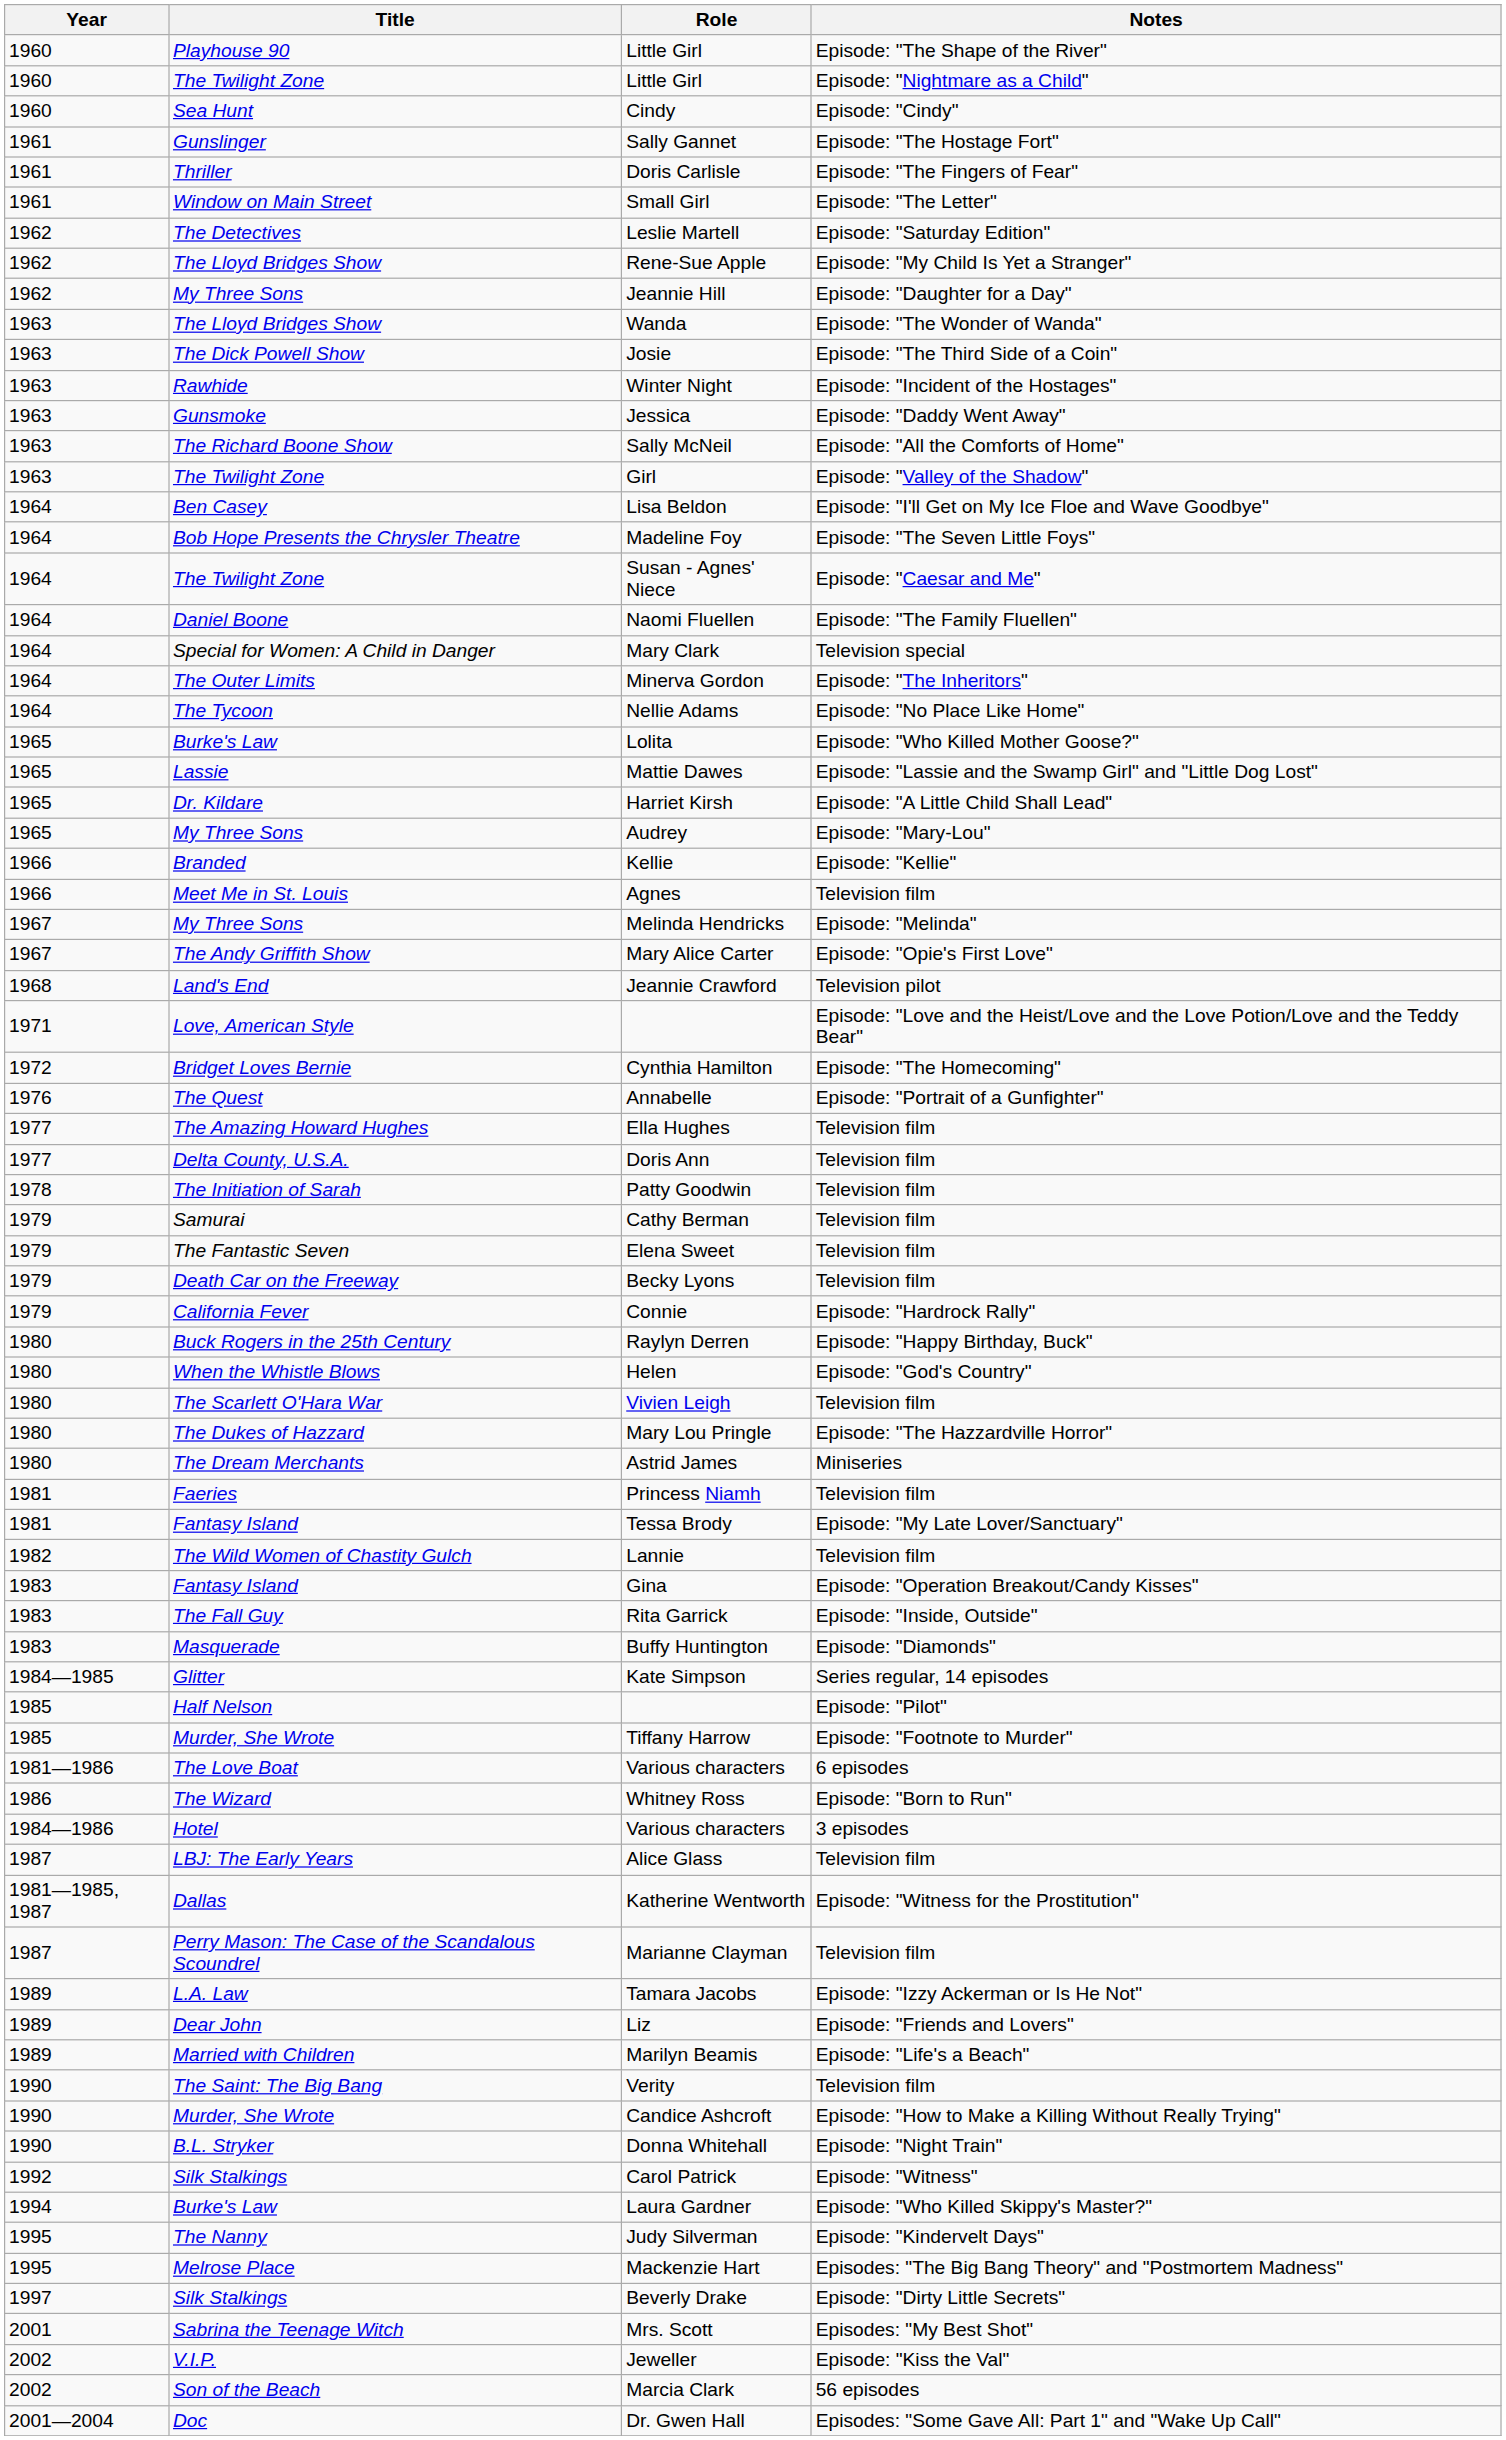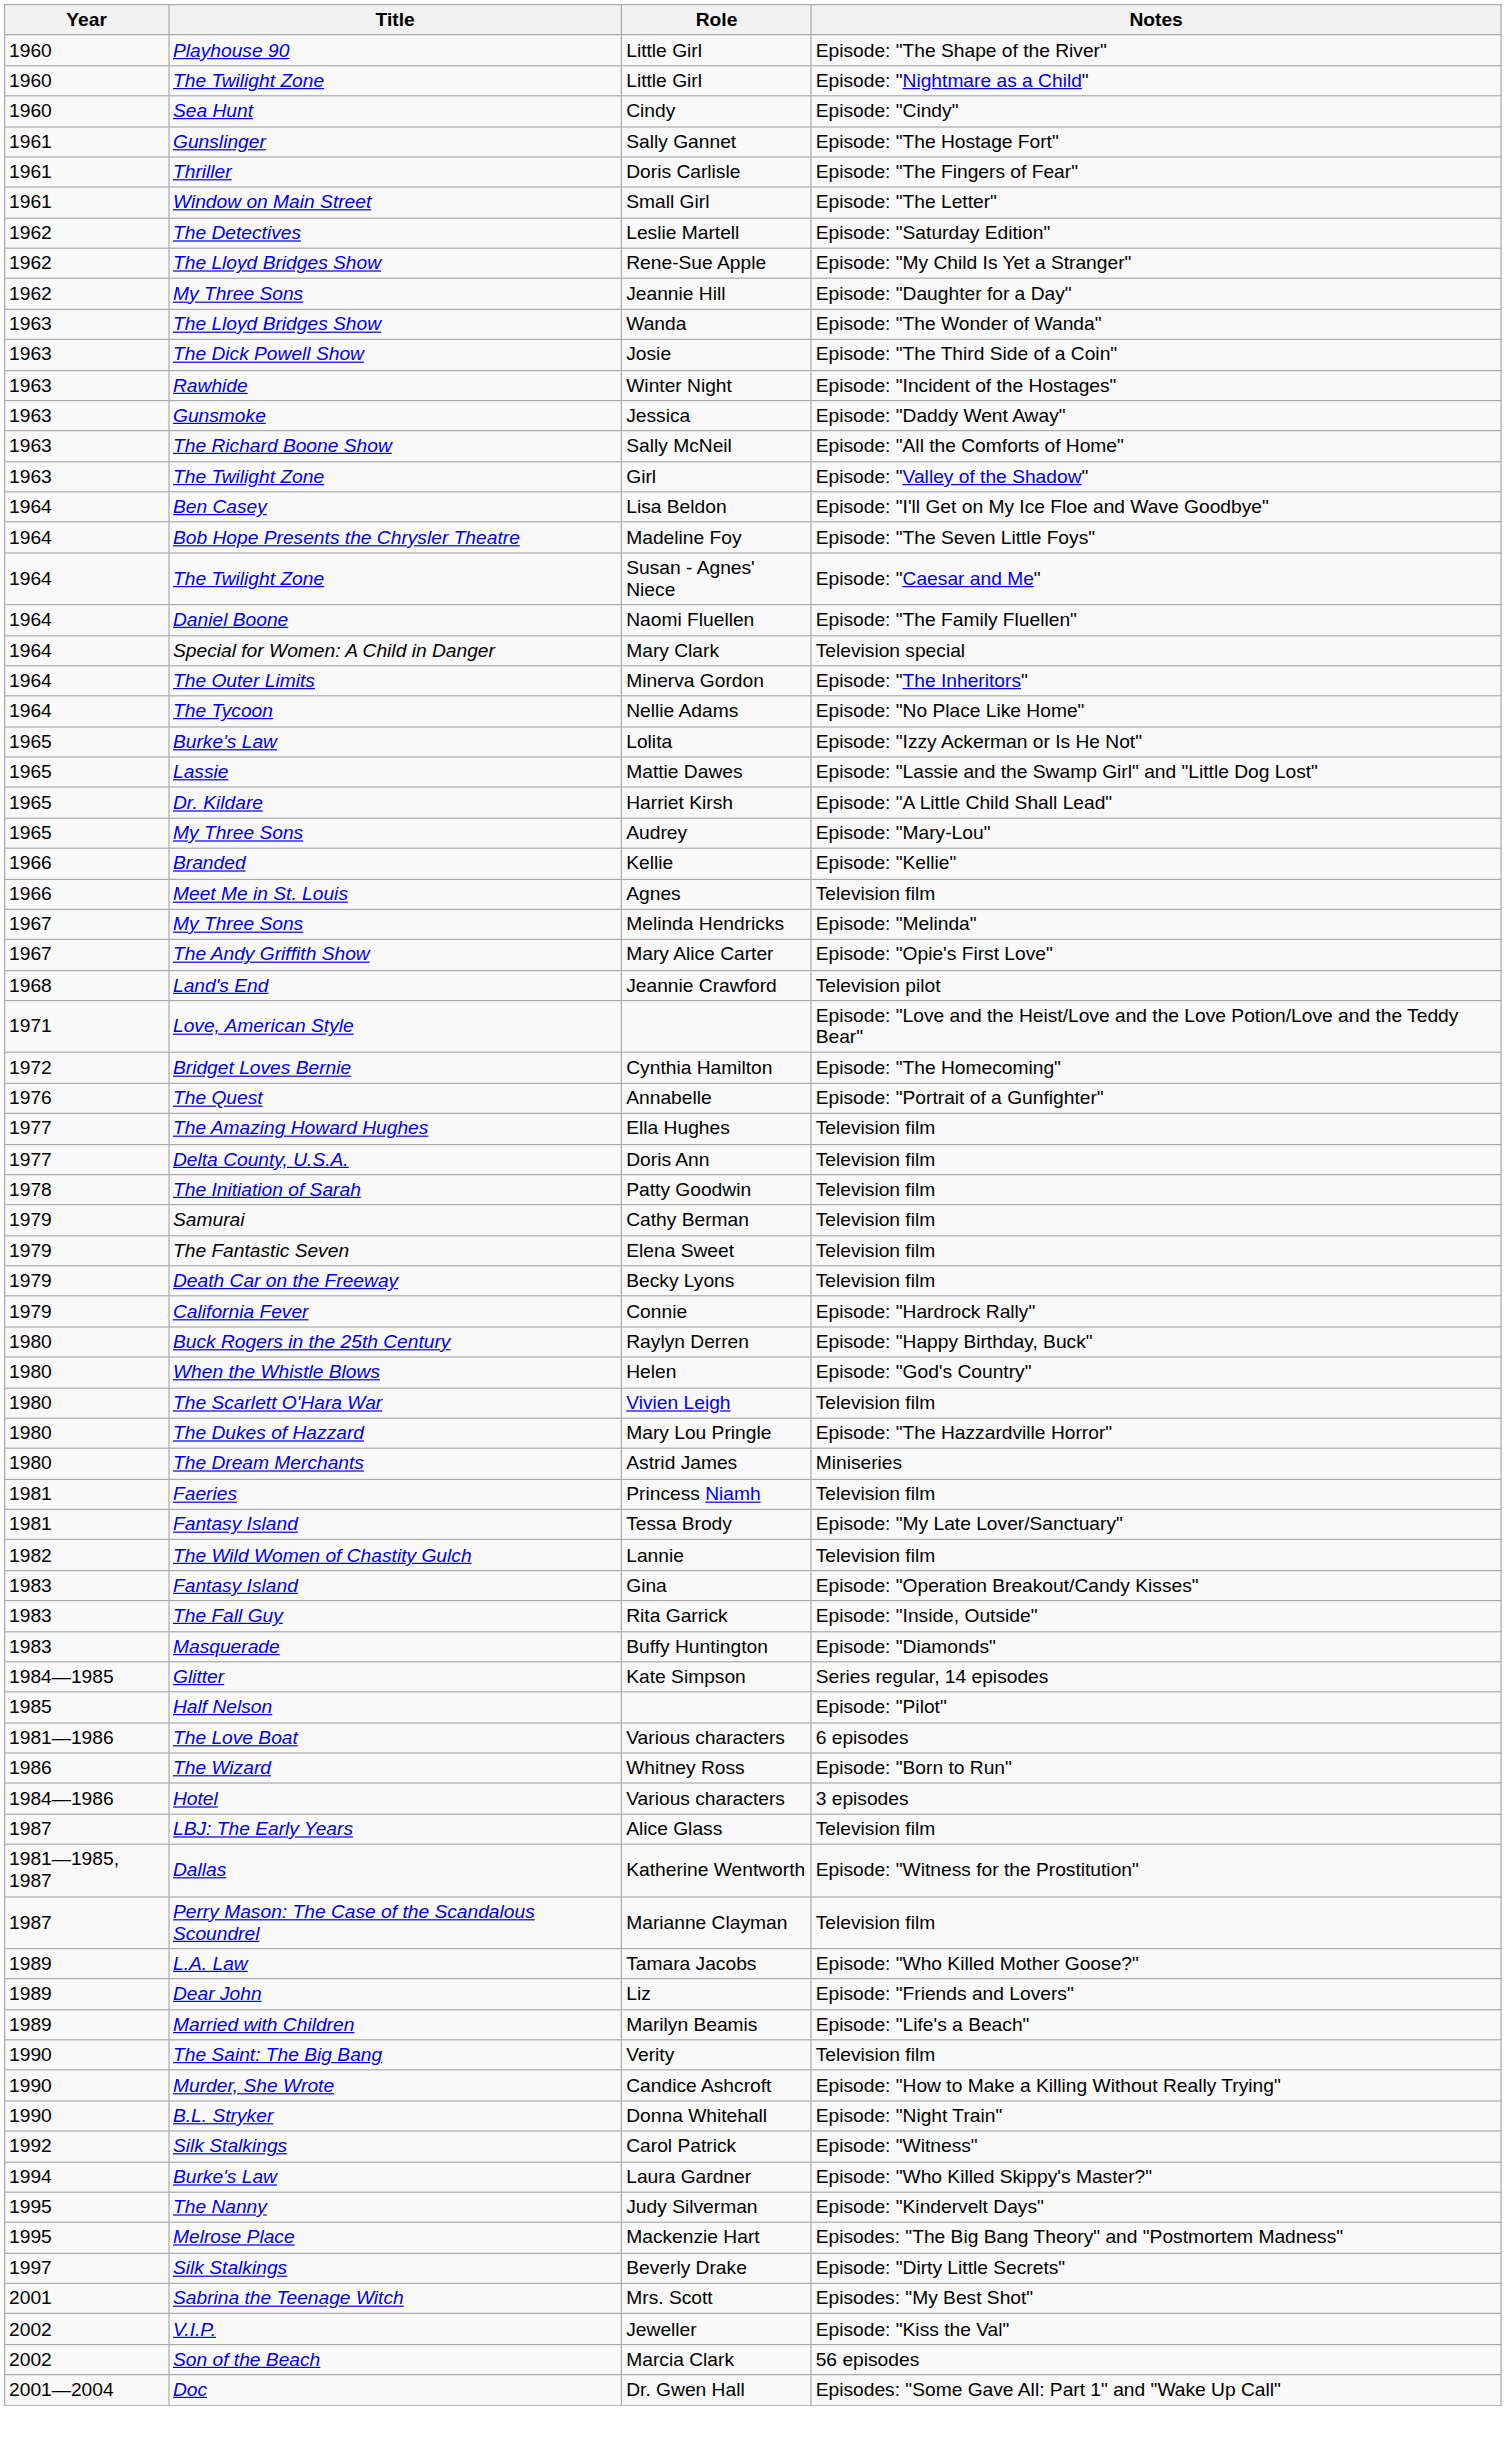(977, 741) Episode: "Who Killed Mother Goose?" -> (979, 741) Episode: "Izzy Ackerman or Is He Not"
- row: (254, 1737)
(979, 1994) Episode: "Izzy Ackerman or Is He Not" -> (977, 1963) Episode: "Who Killed Mother Goose?"
